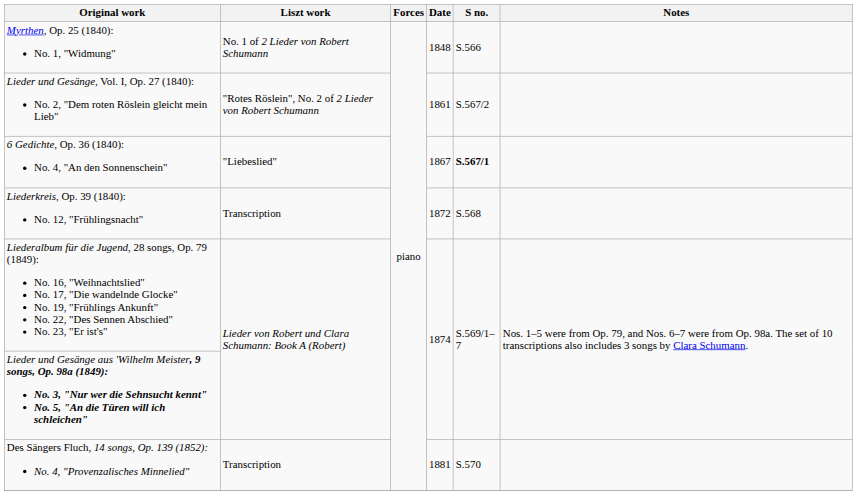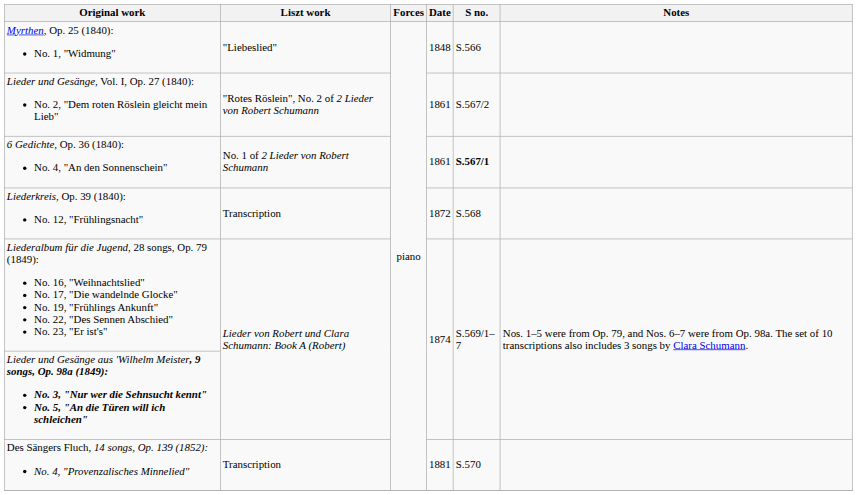(286, 47) No. 1 of 2 Lieder von Robert Schumann -> (250, 47) "Liebeslied"
(250, 162) "Liebeslied" -> (286, 162) No. 1 of 2 Lieder von Robert Schumann
(440, 162) 1867 -> (440, 162) 1861
